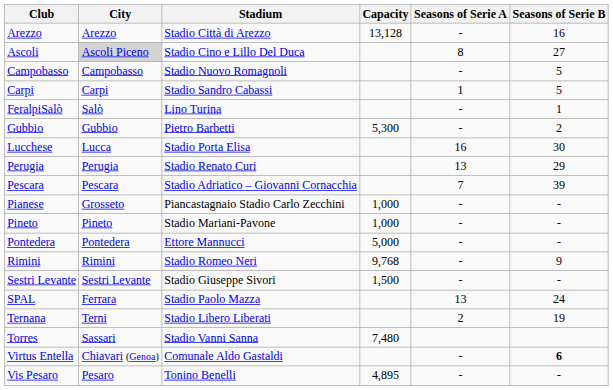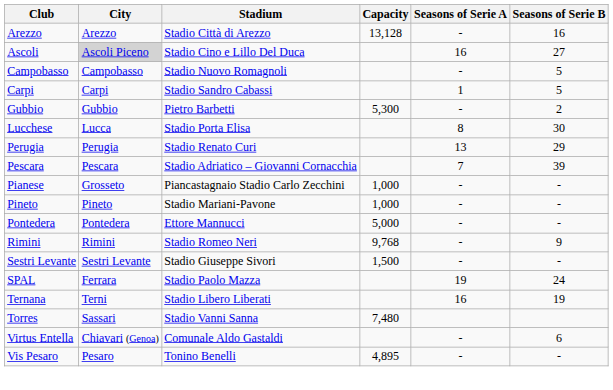(460, 52) 8 -> (460, 52) 16
- row: (35, 109)
(460, 147) 16 -> (460, 128) 8
(460, 299) 13 -> (460, 280) 19
(460, 318) 2 -> (460, 299) 16
(559, 356) bold -> (559, 337) normal
